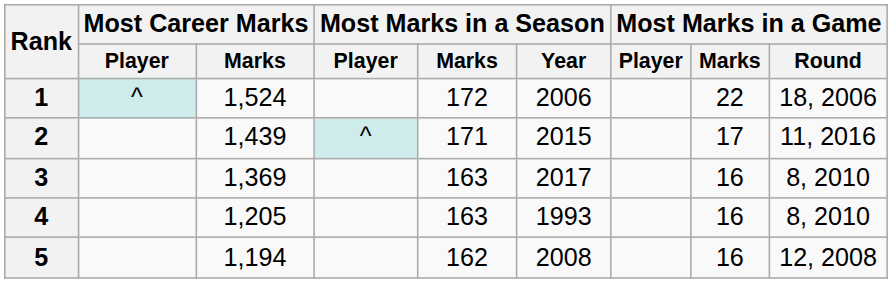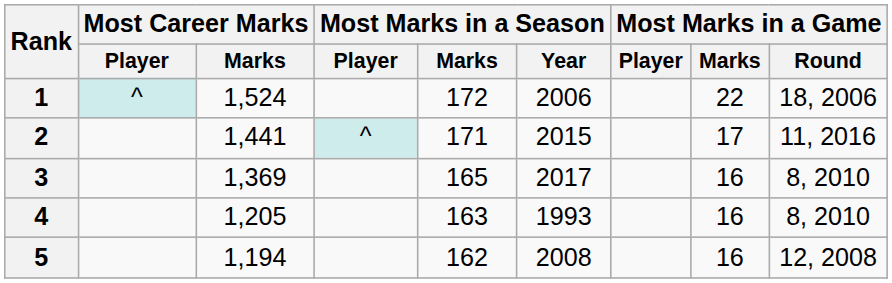(255, 137) 1,439 -> (255, 137) 1,441
(467, 177) 163 -> (467, 177) 165
